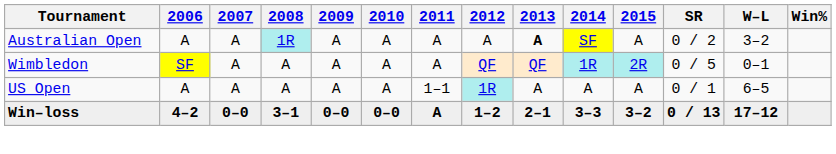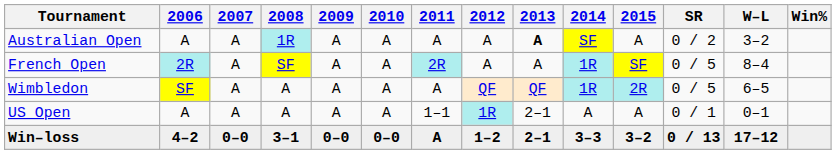+ row: (57, 65)
(756, 65) 0–1 -> (756, 89) 6–5
(538, 89) A -> (538, 113) 2–1
(756, 89) 6–5 -> (756, 113) 0–1
